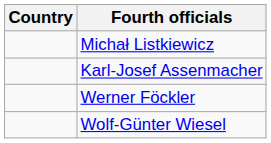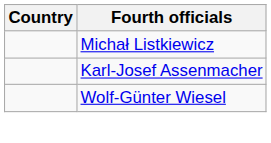- row: (138, 97)
